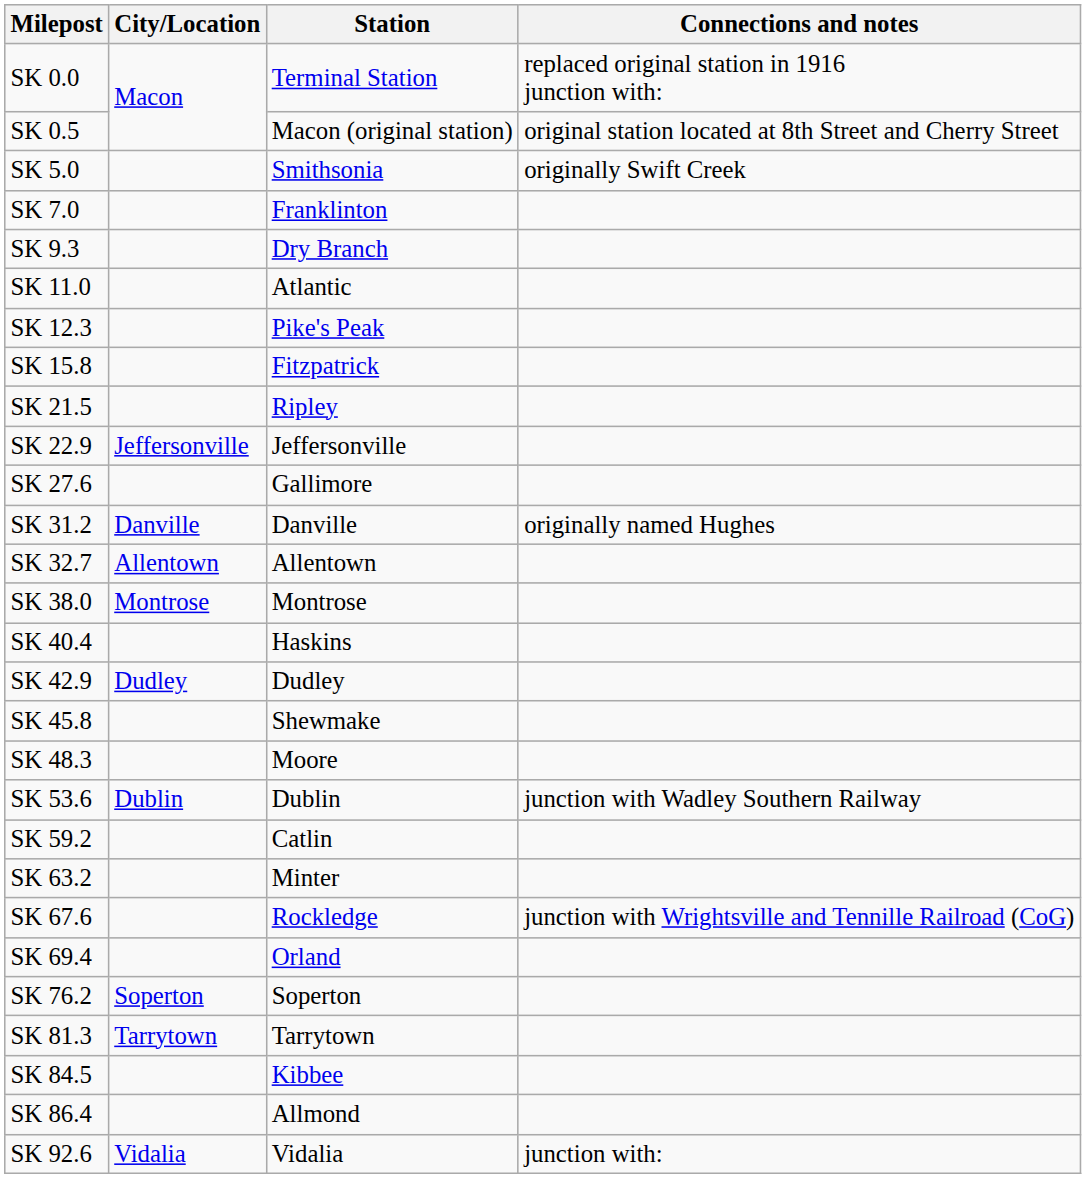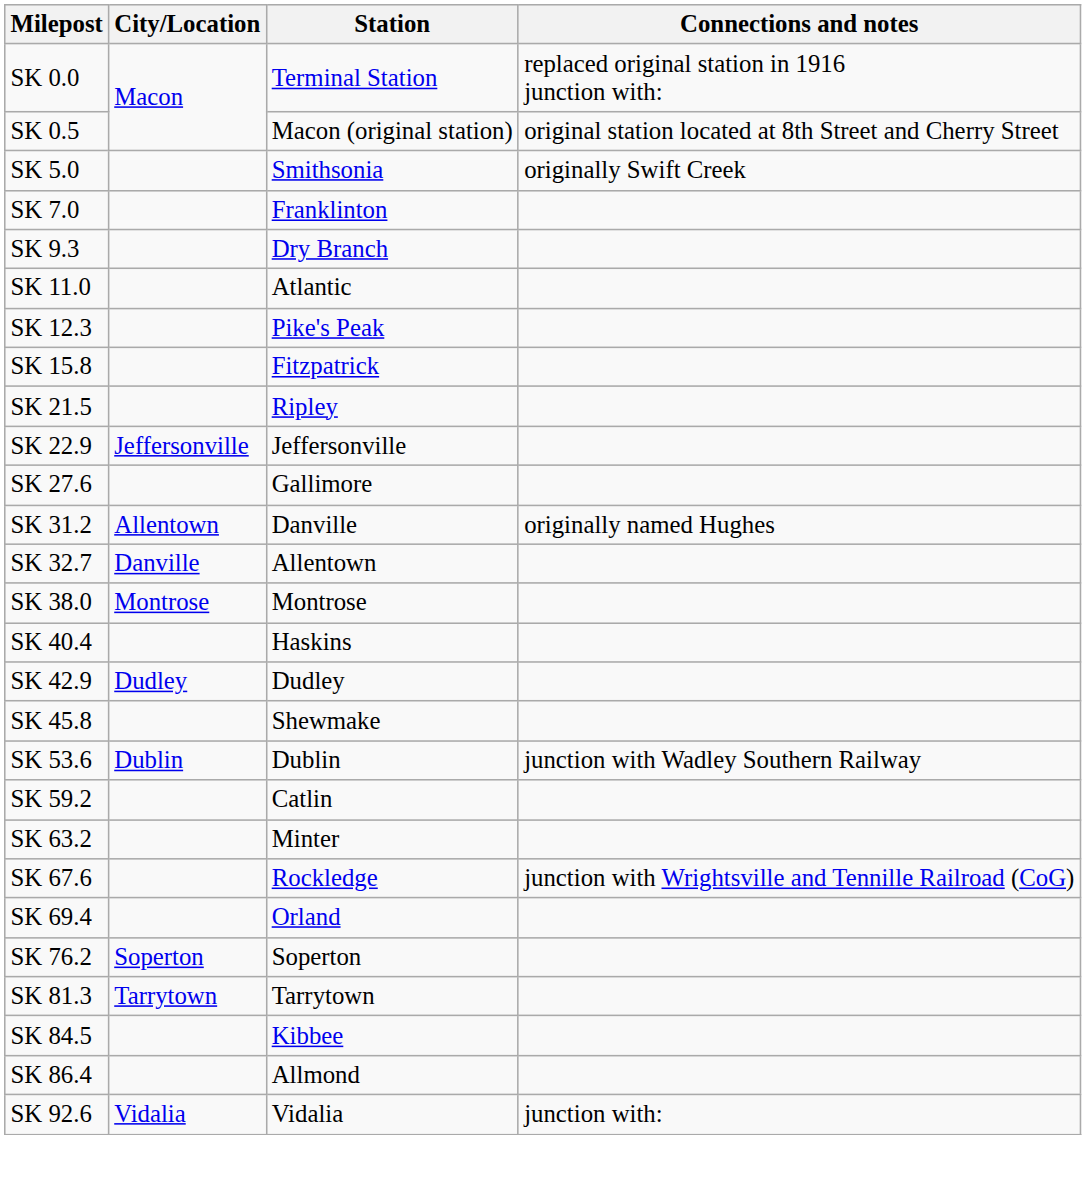(157, 524) Danville -> (167, 524) Allentown
(167, 563) Allentown -> (157, 563) Danville
- row: (51, 760)
